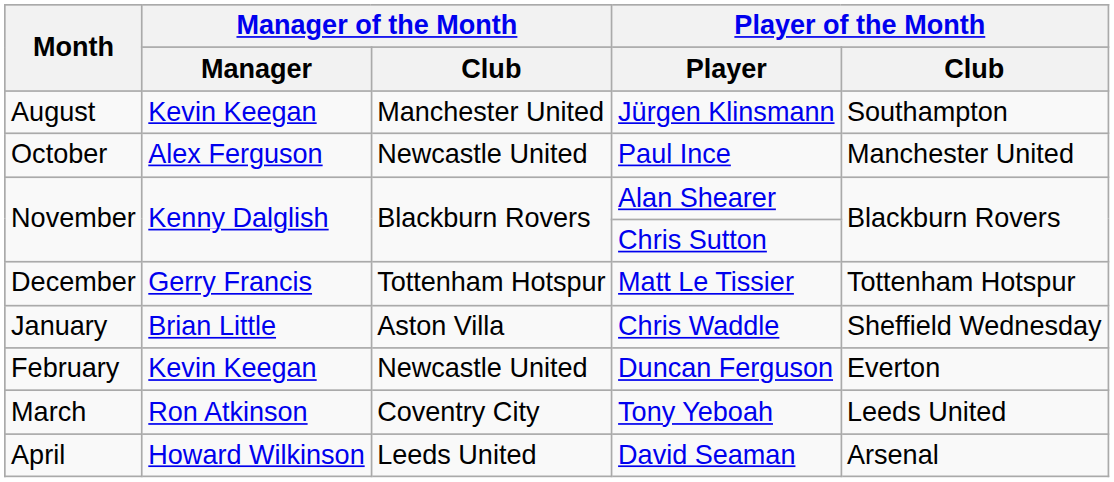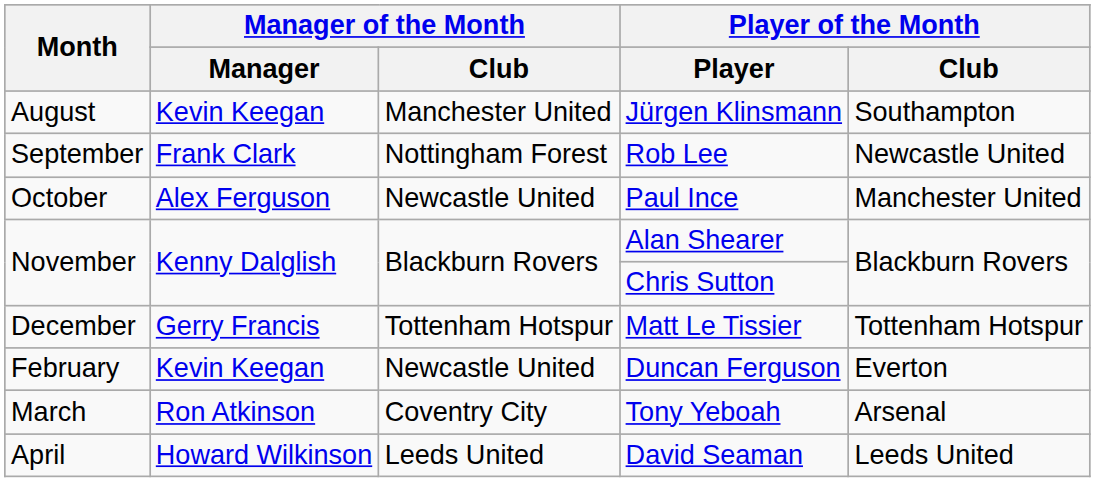+ row: (677, 154)
- row: (699, 326)
(927, 411) Leeds United -> (900, 411) Arsenal
(893, 454) Arsenal -> (934, 454) Leeds United
